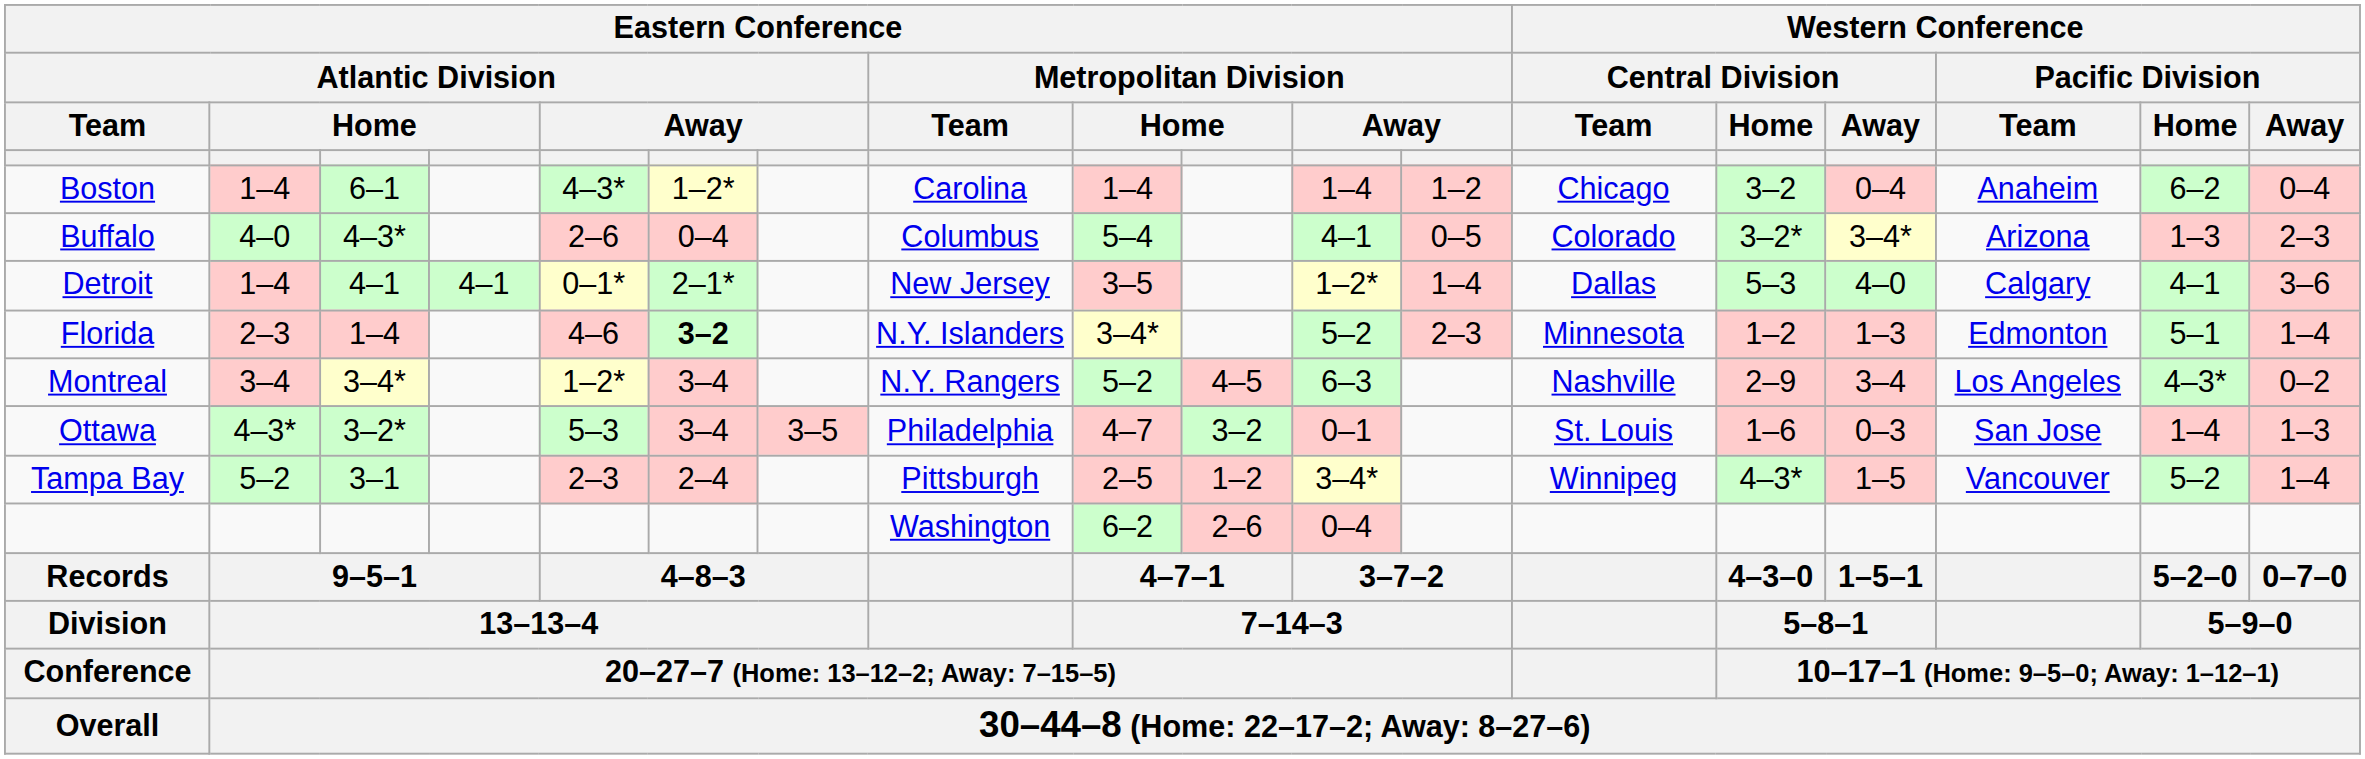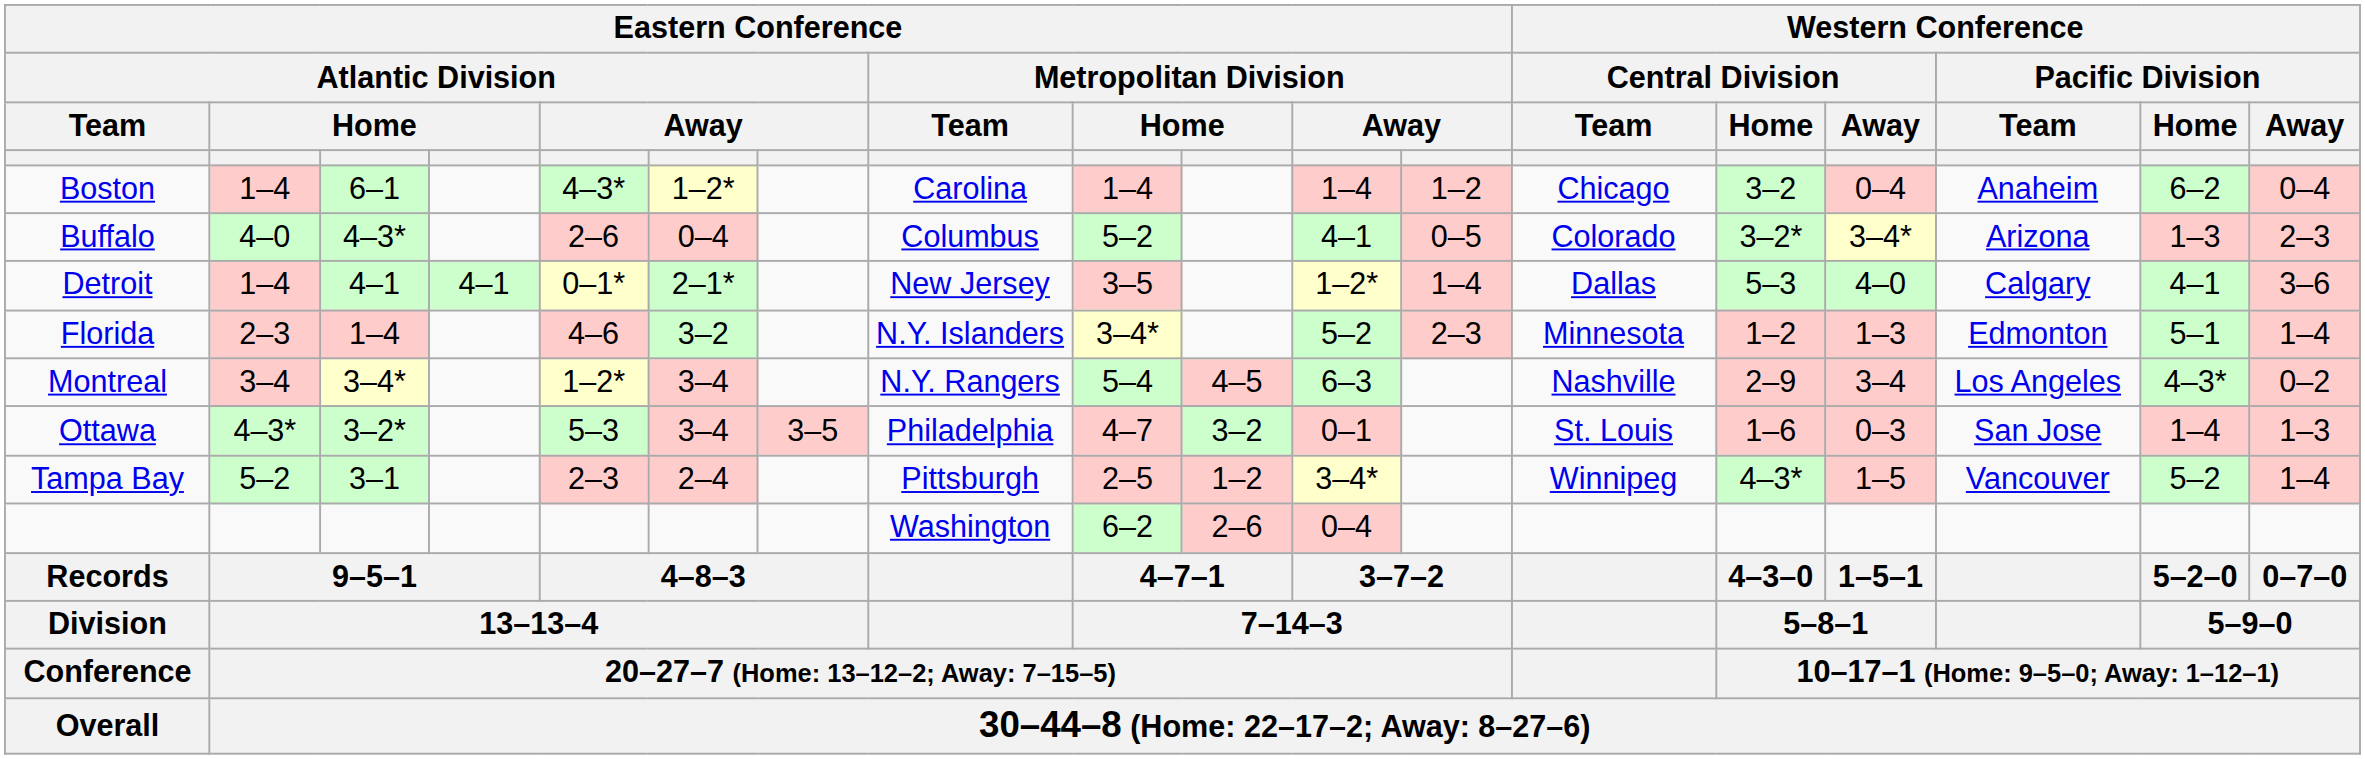(1127, 236) 5–4 -> (1127, 236) 5–2
(703, 333) bold -> (703, 333) normal
(1127, 382) 5–2 -> (1127, 382) 5–4
